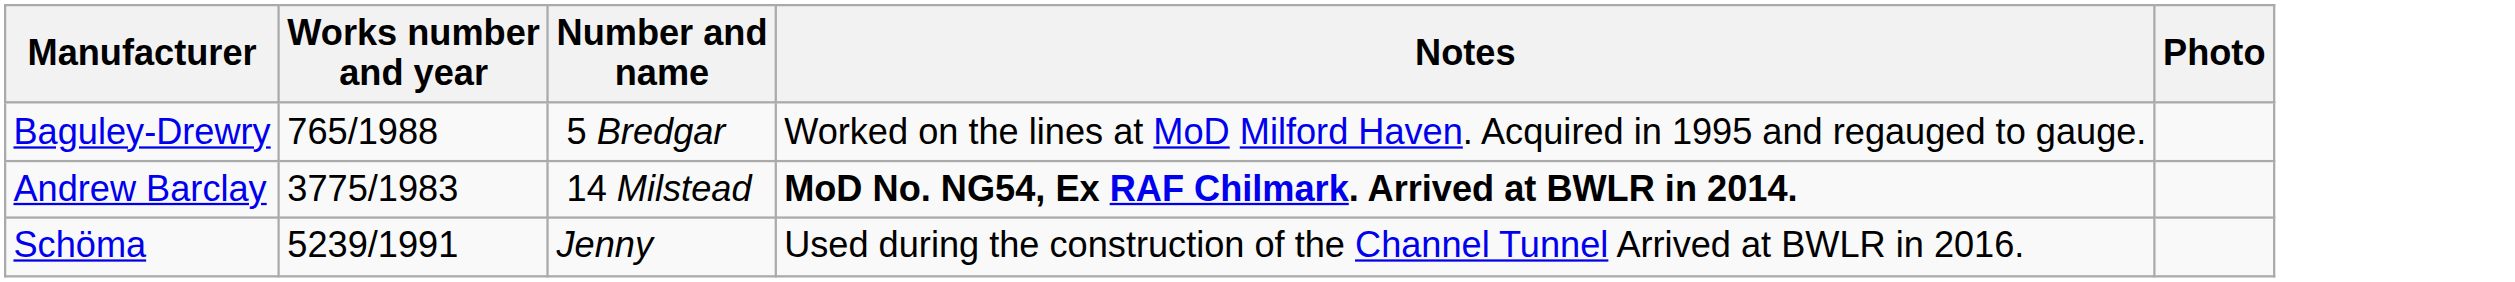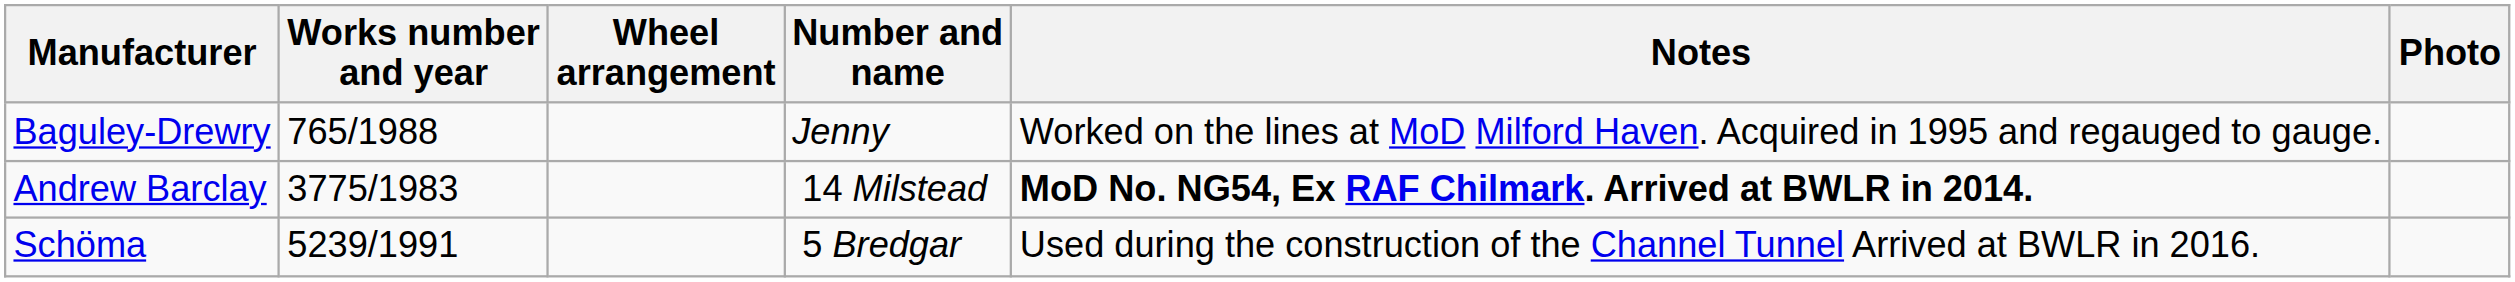+ column: (666, 53)
(641, 131) 5 Bredgar -> (841, 131) Jenny
(605, 245) Jenny -> (877, 245) 5 Bredgar
